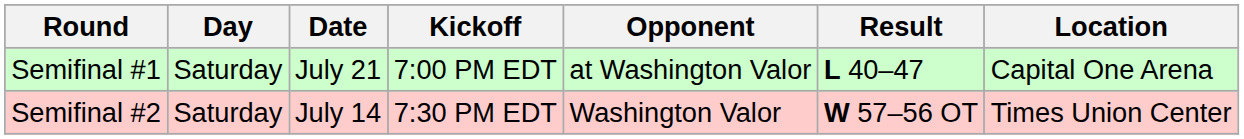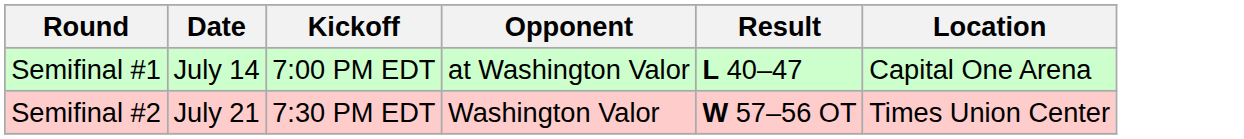- column: (228, 27)
(338, 70) July 21 -> (217, 70) July 14
(338, 113) July 14 -> (217, 113) July 21
